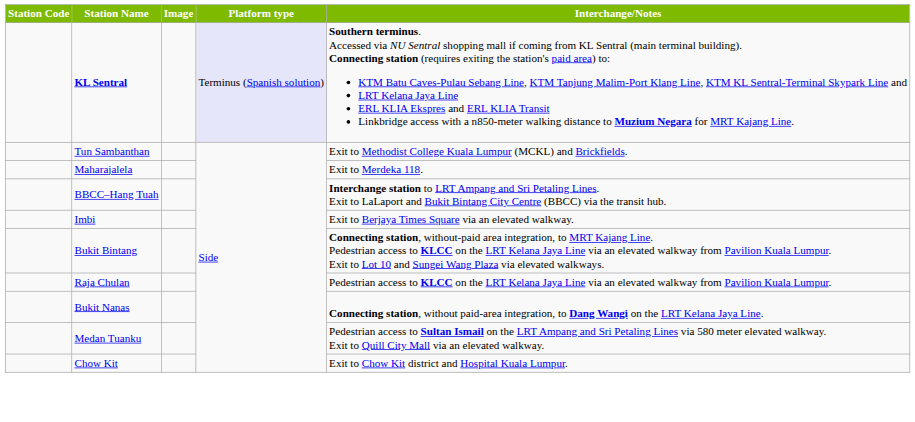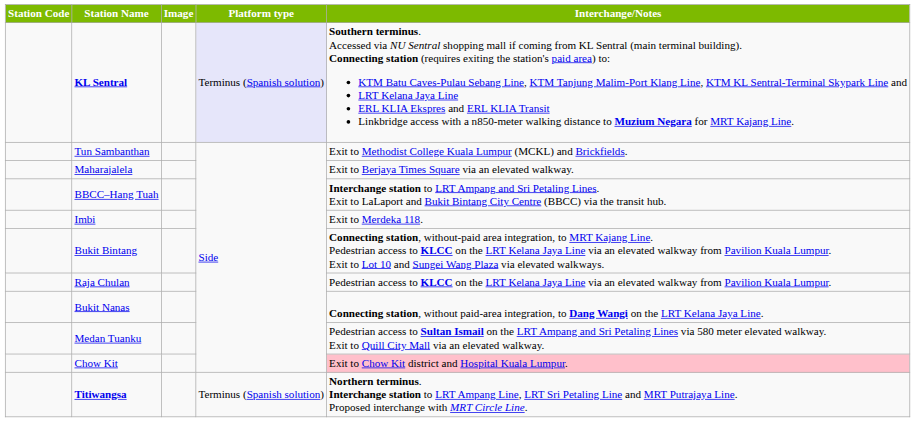(376, 169) Exit to Merdeka 118. -> (451, 169) Exit to Berjaya Times Square via an elevated walkway.
(451, 219) Exit to Berjaya Times Square via an elevated walkway. -> (376, 219) Exit to Merdeka 118.
(448, 363) no background -> (448, 363) pink background
+ row: (101, 394)
